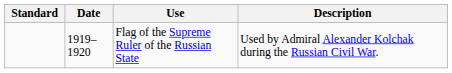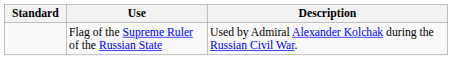- column: (89, 13)
